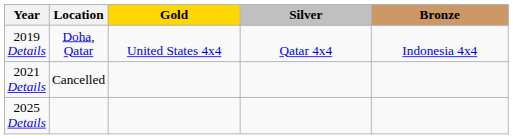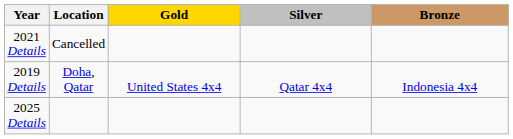rows swapped: (27, 43) <-> (27, 79)
